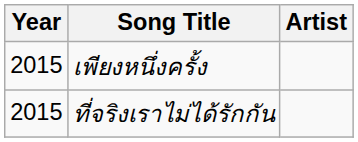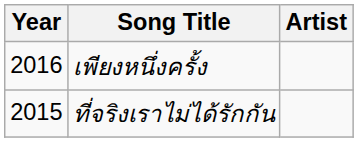(36, 65) 2015 -> (36, 65) 2016
